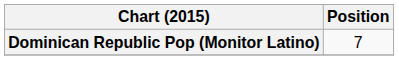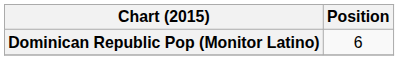(358, 42) 7 -> (358, 42) 6
